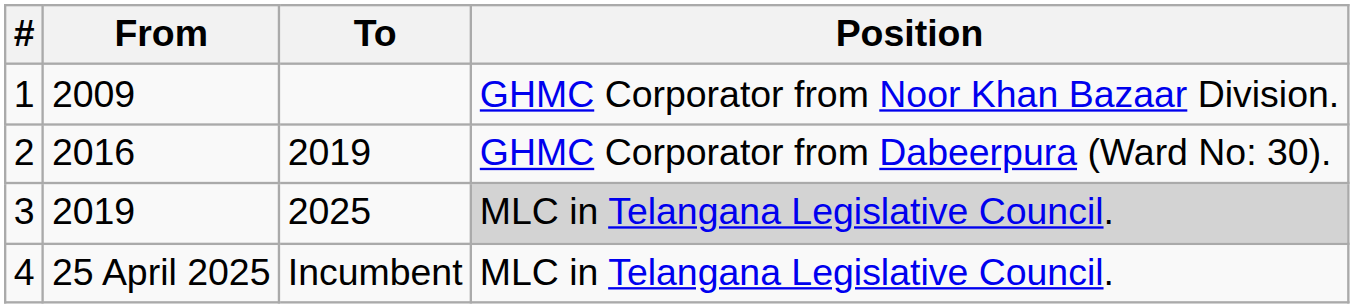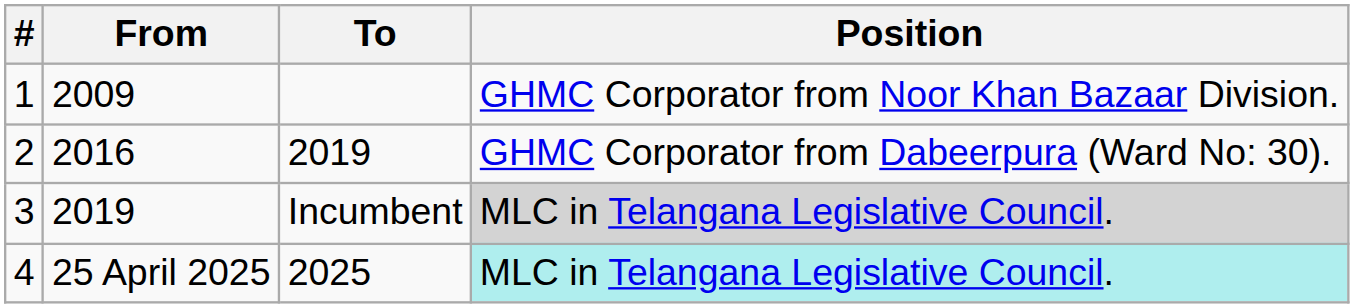(329, 212) 2025 -> (375, 212) Incumbent
(375, 271) Incumbent -> (329, 271) 2025
(797, 271) no background -> (797, 271) paleturquoise background
